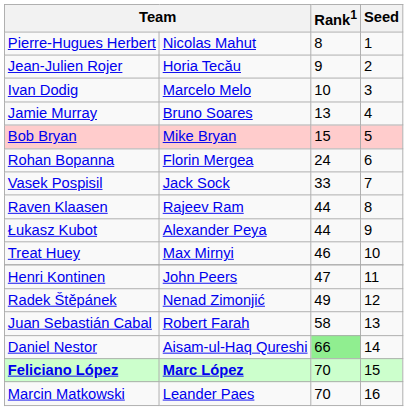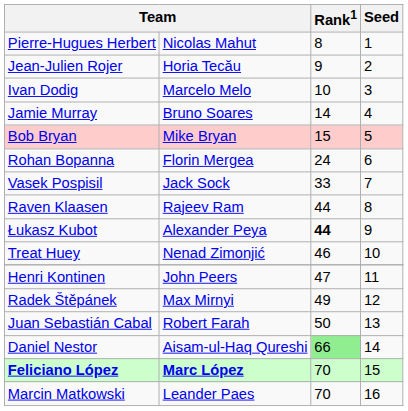(322, 113) 13 -> (322, 113) 14
(322, 230) normal -> (322, 230) bold
(198, 253) Max Mirnyi -> (214, 253) Nenad Zimonjić
(214, 300) Nenad Zimonjić -> (198, 300) Max Mirnyi
(322, 323) 58 -> (322, 323) 50
